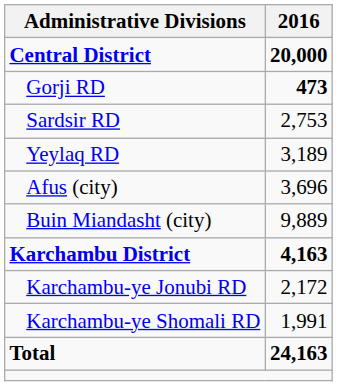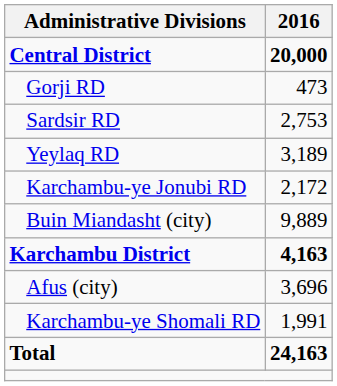(312, 87) bold -> (312, 87) normal
rows swapped: (72, 187) <-> (136, 287)
